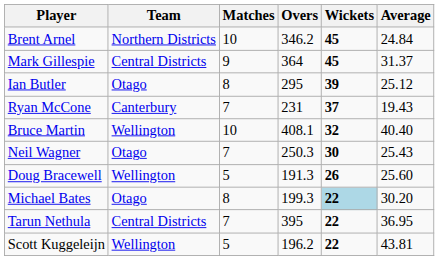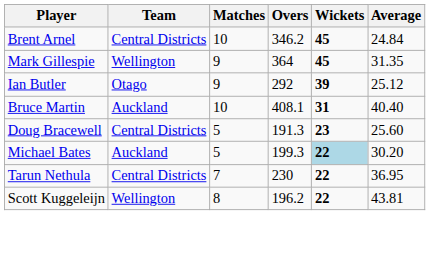(164, 38) Northern Districts -> (159, 38) Central Districts
(159, 61) Central Districts -> (143, 61) Wellington
(397, 61) 31.37 -> (387, 61) 31.35
(226, 84) 8 -> (217, 84) 9
(292, 84) 295 -> (282, 84) 292
- row: (49, 107)
(143, 130) Wellington -> (140, 107) Auckland
(332, 130) 32 -> (322, 107) 31
- row: (44, 152)
(143, 175) Wellington -> (159, 130) Central Districts
(332, 175) 26 -> (322, 130) 23
(129, 198) Otago -> (140, 152) Auckland
(226, 198) 8 -> (217, 152) 5
(292, 221) 395 -> (282, 175) 230
(226, 244) 5 -> (217, 198) 8
